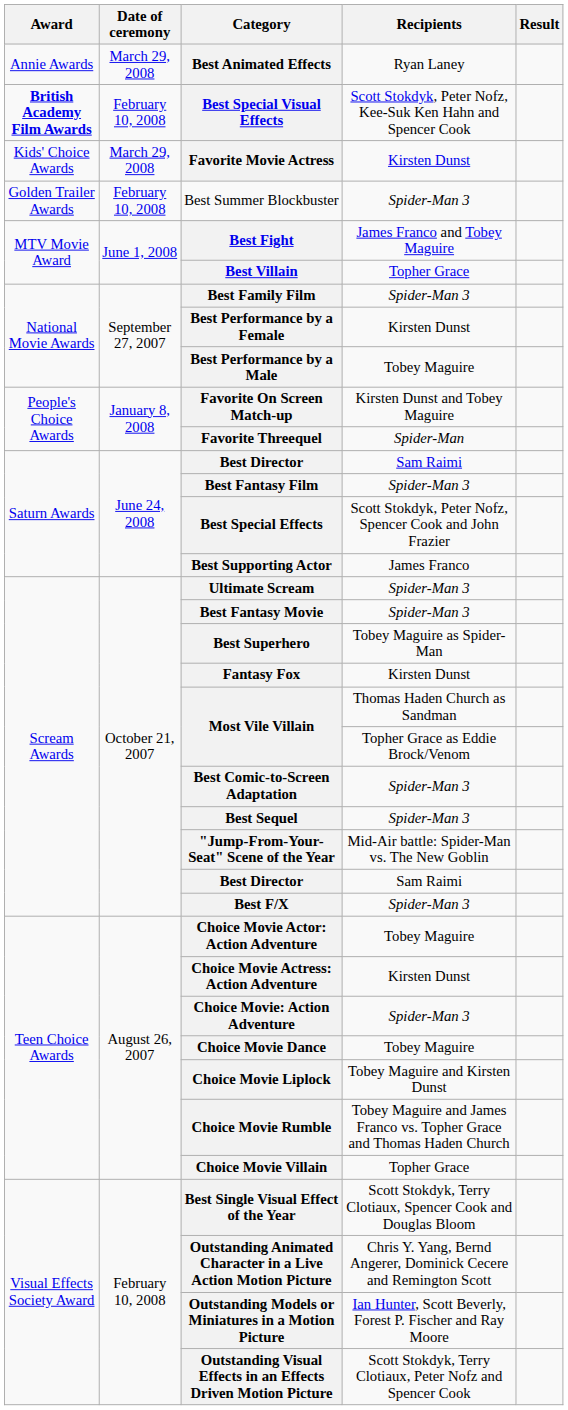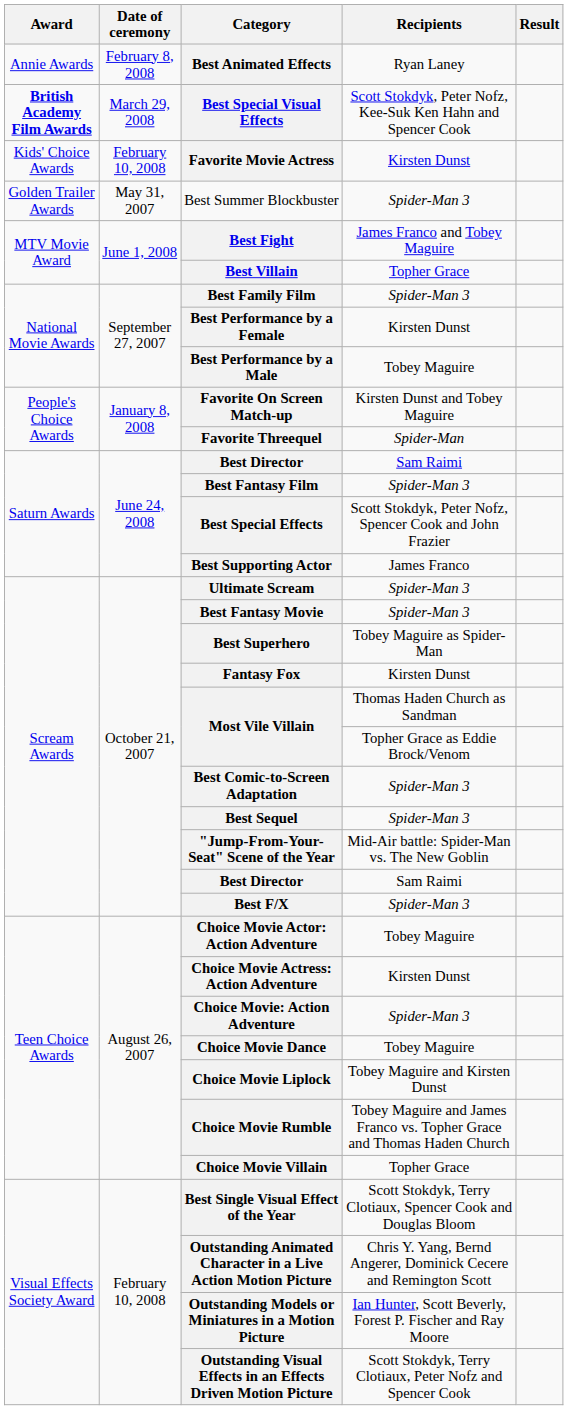(140, 64) March 29, 2008 -> (140, 64) February 8, 2008
(140, 112) February 10, 2008 -> (140, 112) March 29, 2008
(140, 160) March 29, 2008 -> (140, 160) February 10, 2008
(140, 200) February 10, 2008 -> (140, 200) May 31, 2007
